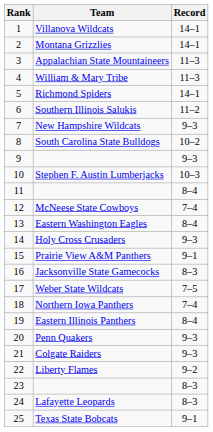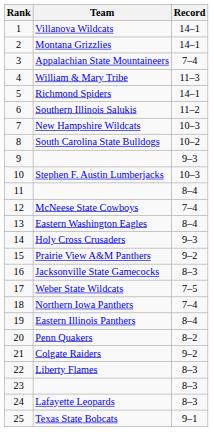(190, 61) 11–3 -> (190, 61) 7–4
(190, 126) 9–3 -> (190, 126) 10–3
(190, 256) 9–1 -> (190, 256) 9–2
(190, 337) 9–3 -> (190, 337) 8–2
(190, 353) 9–3 -> (190, 353) 9–2
(190, 369) 9–2 -> (190, 369) 8–3
